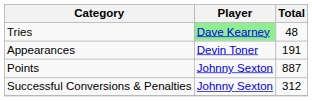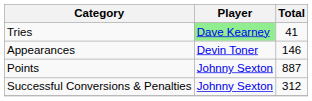(292, 31) 48 -> (292, 31) 41
(292, 50) 191 -> (292, 50) 146
